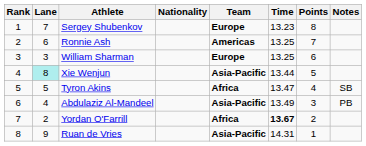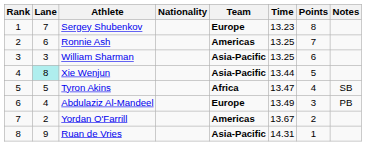(228, 57) Europe -> (239, 57) Asia-Pacific
(239, 103) Asia-Pacific -> (228, 103) Europe
(225, 118) Africa -> (233, 118) Americas
(282, 118) bold -> (282, 118) normal
